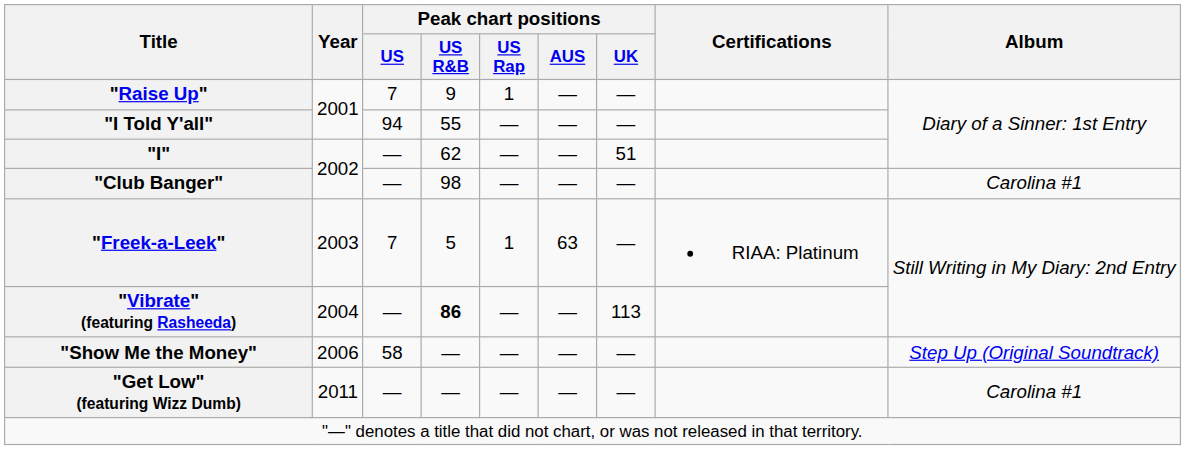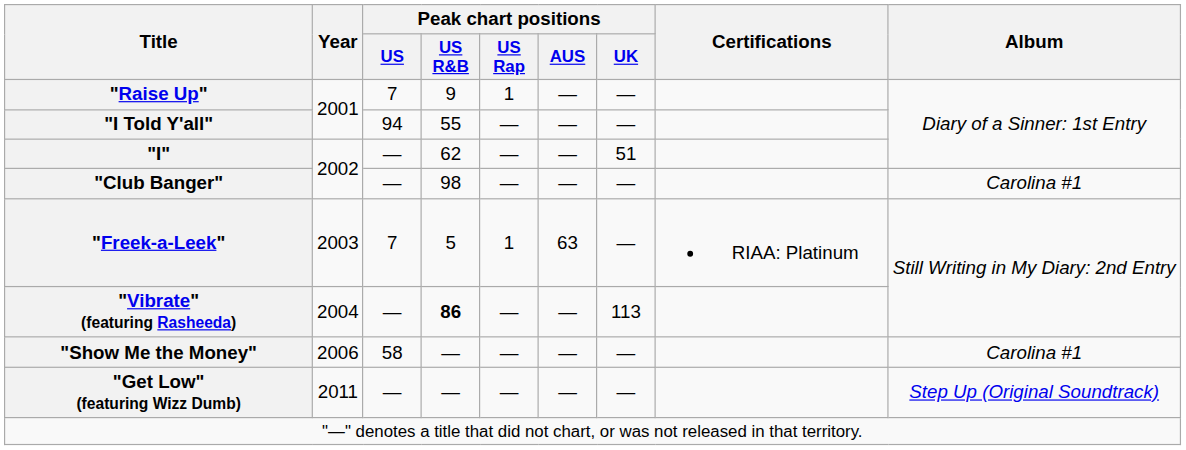(1034, 352) Step Up (Original Soundtrack) -> (1034, 352) Carolina #1
(1034, 392) Carolina #1 -> (1034, 392) Step Up (Original Soundtrack)
